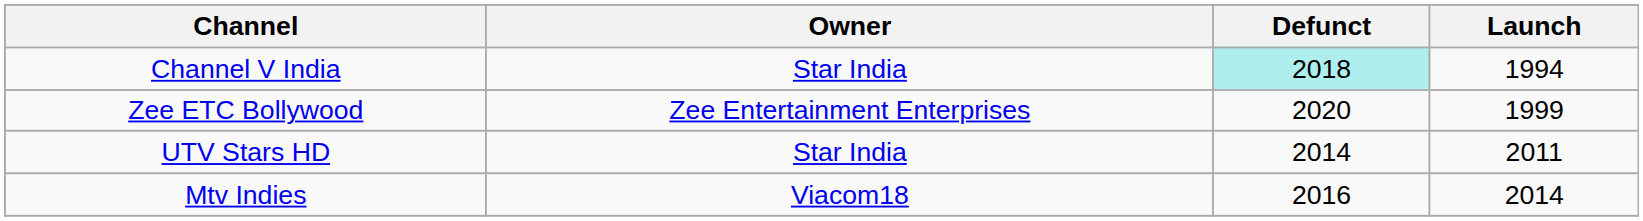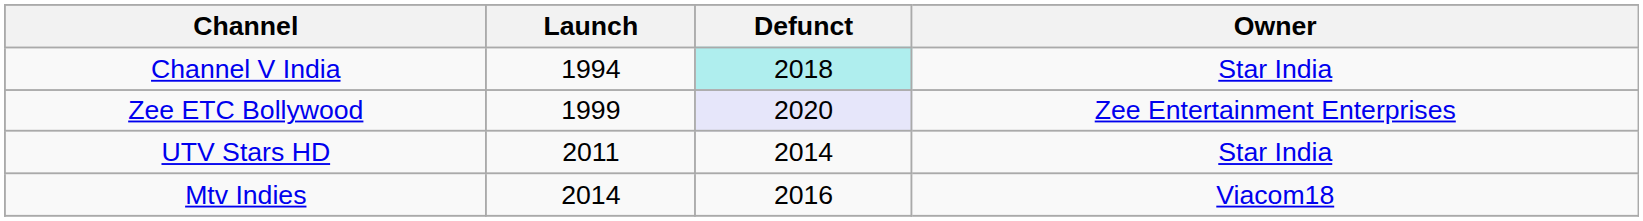columns swapped: (1534, 26) <-> (850, 26)
(1322, 111) no background -> (804, 111) lavender background
